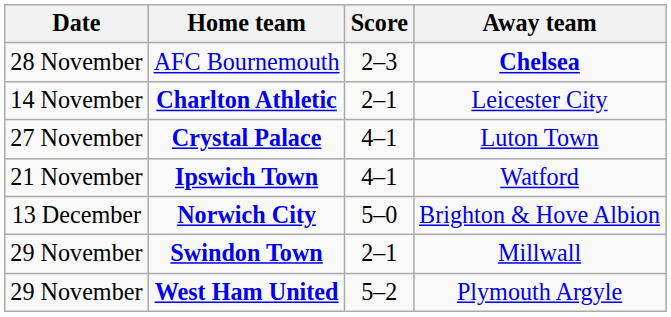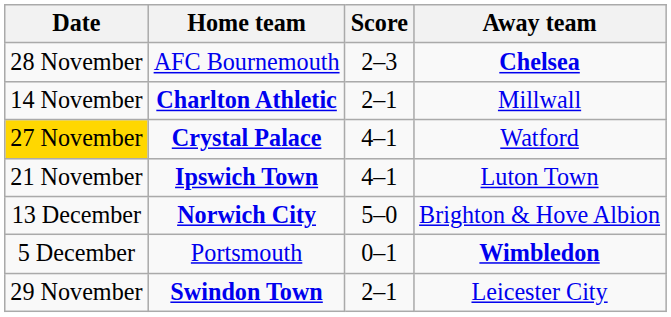(540, 100) Leicester City -> (540, 100) Millwall
(76, 138) no background -> (76, 138) gold background
(540, 138) Luton Town -> (540, 138) Watford
(540, 176) Watford -> (540, 176) Luton Town
+ row: (247, 253)
(540, 253) Millwall -> (540, 291) Leicester City
- row: (247, 291)
